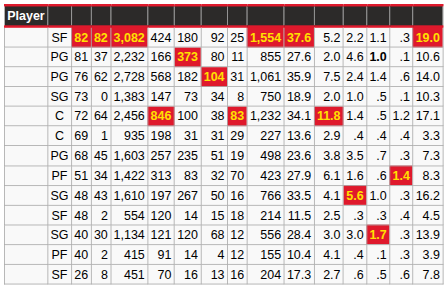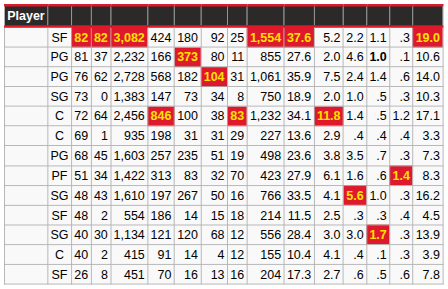(405, 97) .1 -> (405, 97) .3
(161, 215) 120 -> (161, 215) 186
(59, 255) PF -> (59, 255) C
